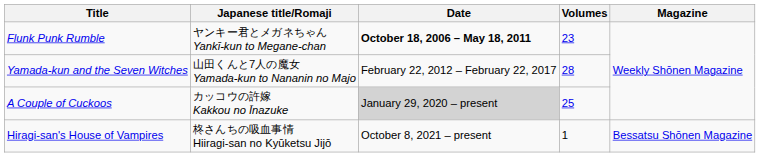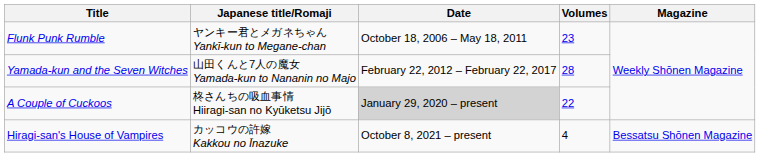(446, 38) bold -> (444, 38) normal
(241, 103) カッコウの許嫁 Kakkou no Īnazuke -> (262, 103) 柊さんちの吸血事情 Hiiragi-san no Kyūketsu Jijō
(568, 103) 25 -> (568, 103) 22
(262, 136) 柊さんちの吸血事情 Hiiragi-san no Kyūketsu Jijō -> (241, 136) カッコウの許嫁 Kakkou no Īnazuke
(565, 135) 1 -> (565, 135) 4
